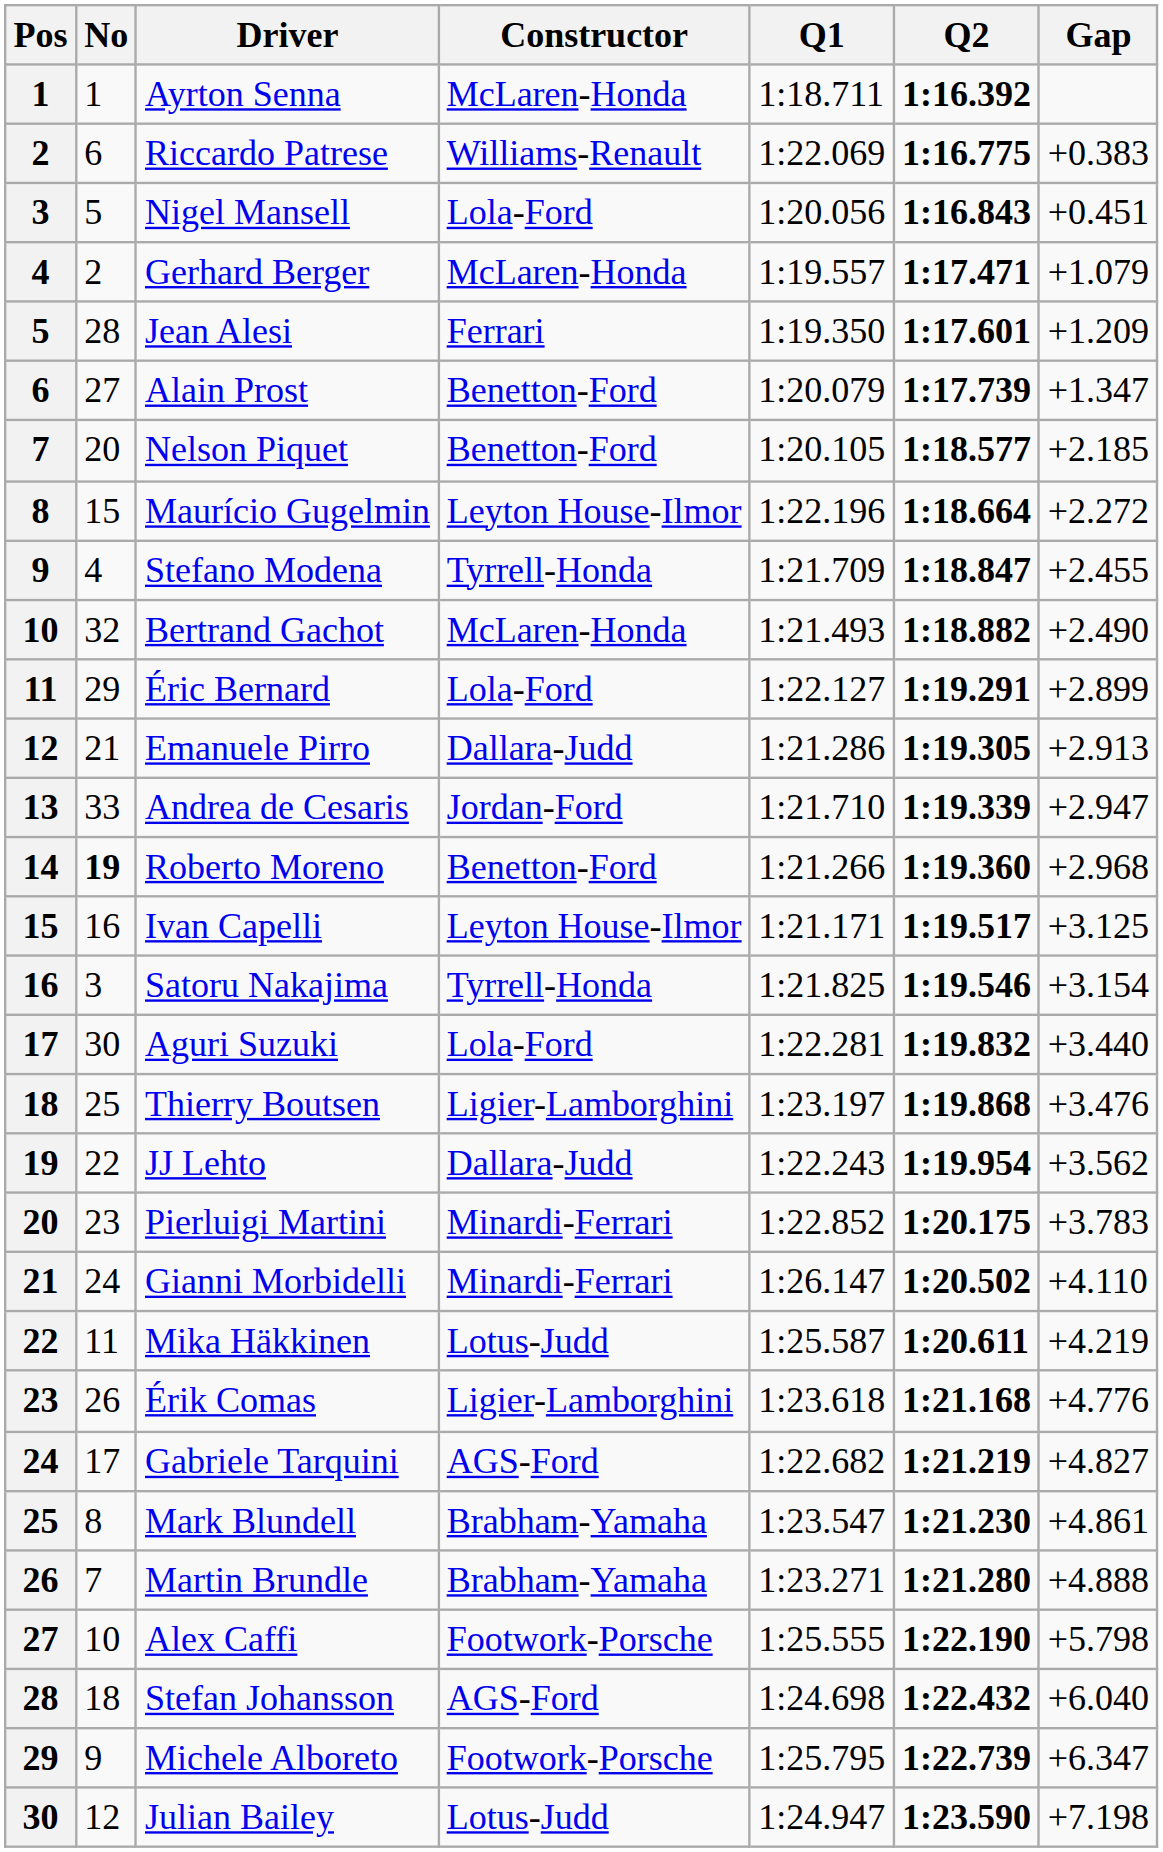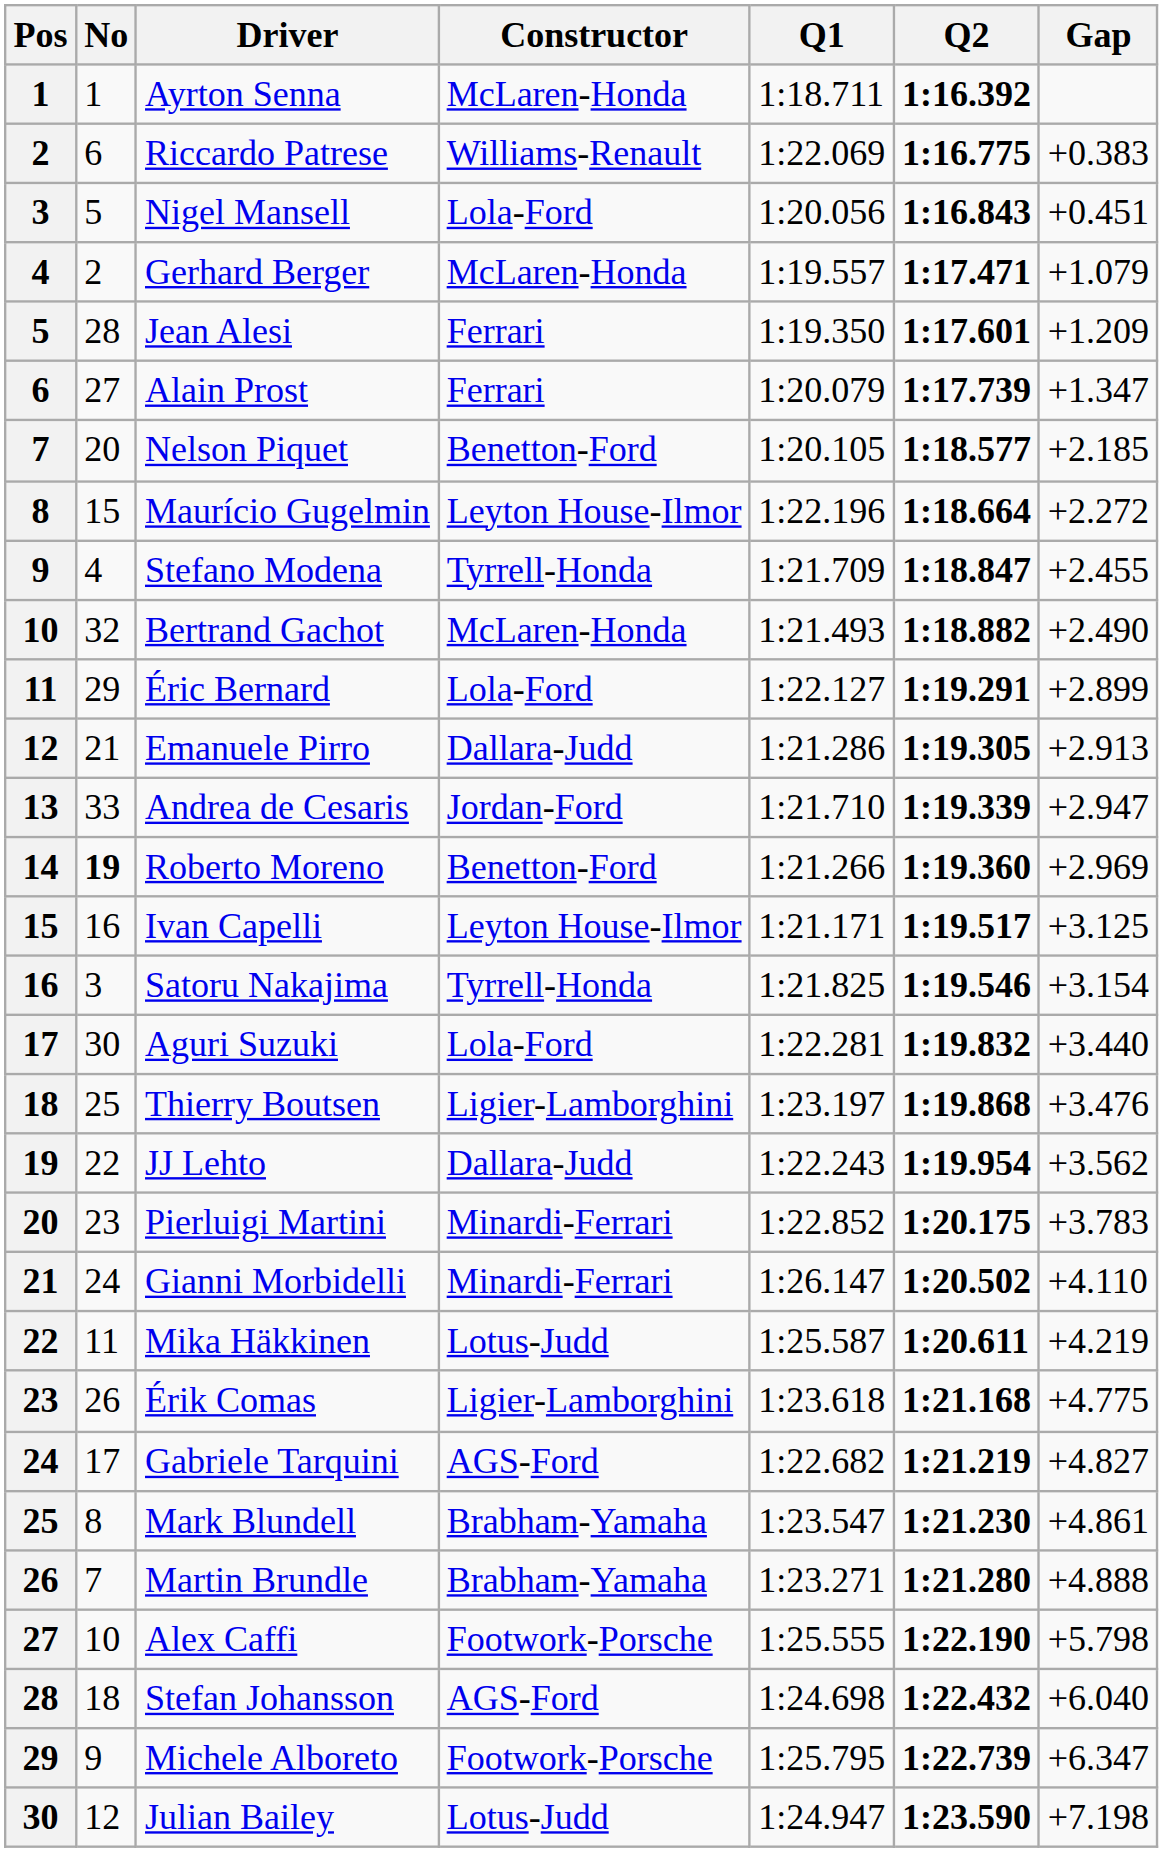(552, 390) Benetton-Ford -> (496, 390) Ferrari
(1098, 865) +2.968 -> (1098, 865) +2.969
(1098, 1400) +4.776 -> (1098, 1400) +4.775
